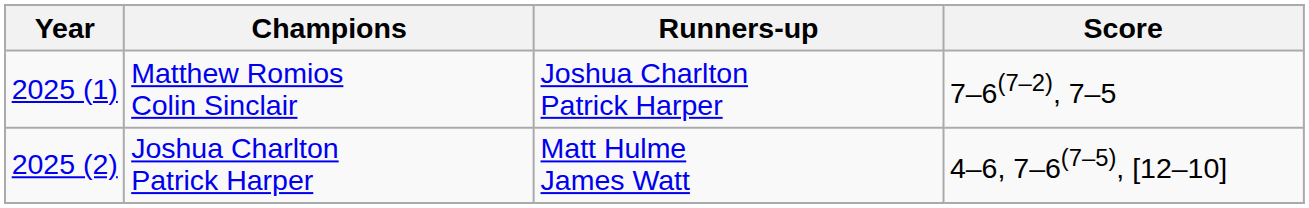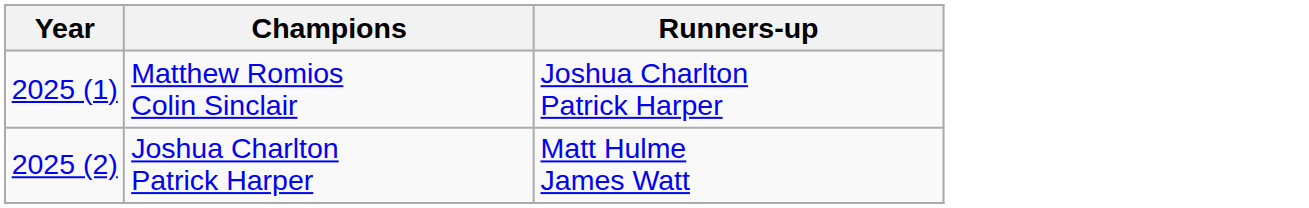- column: (1123, 28)
